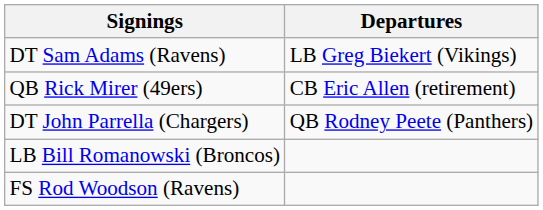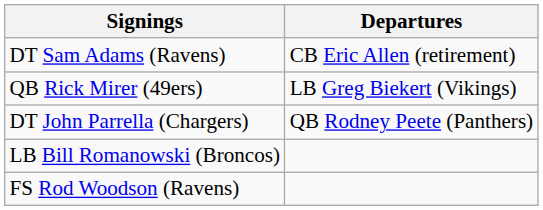(403, 54) LB Greg Biekert (Vikings) -> (403, 54) CB Eric Allen (retirement)
(403, 88) CB Eric Allen (retirement) -> (403, 88) LB Greg Biekert (Vikings)
